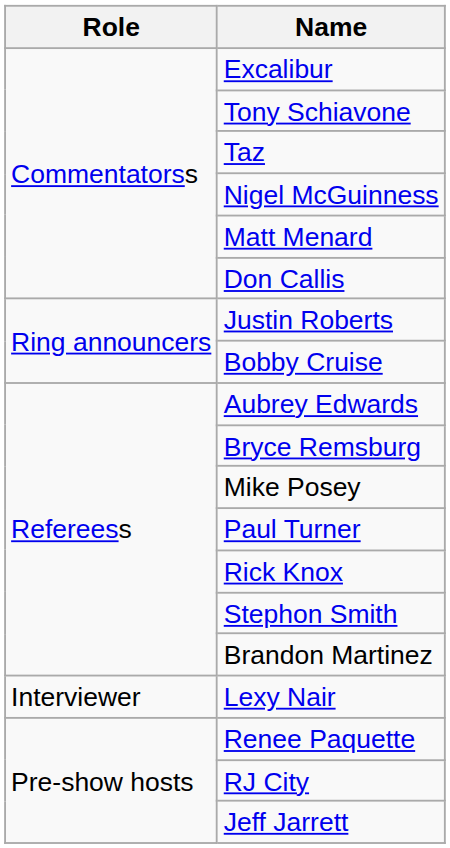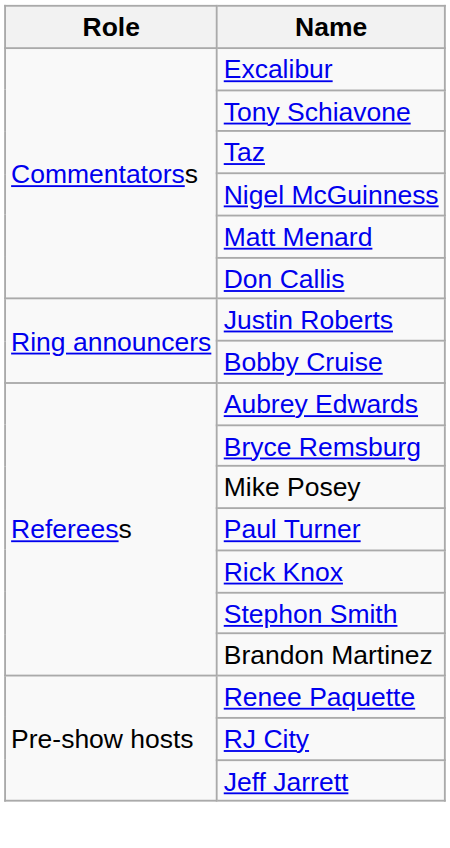- row: (280, 697)
